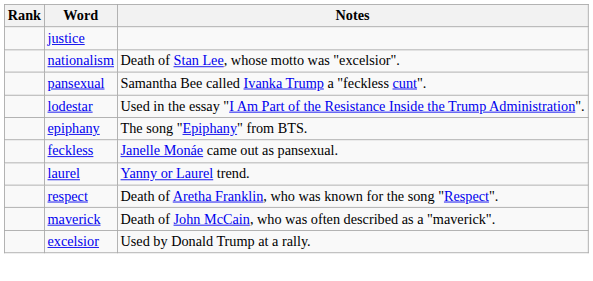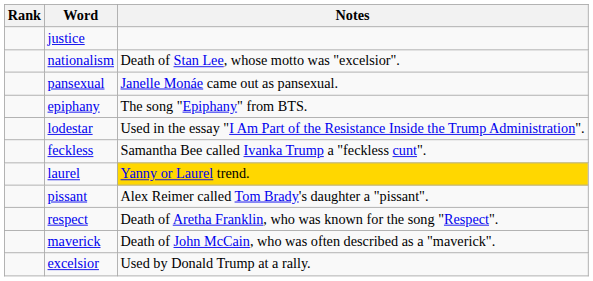(273, 83) Samantha Bee called Ivanka Trump a "feckless cunt". -> (229, 83) Janelle Monáe came out as pansexual.
rows swapped: (70, 106) <-> (74, 128)
(229, 151) Janelle Monáe came out as pansexual. -> (273, 151) Samantha Bee called Ivanka Trump a "feckless cunt".
(185, 173) no background -> (185, 173) gold background
+ row: (67, 196)
